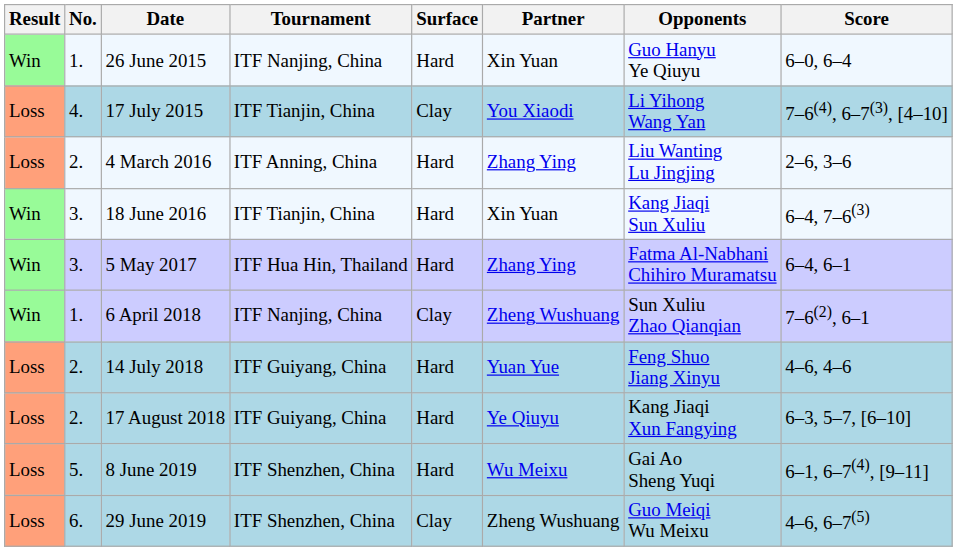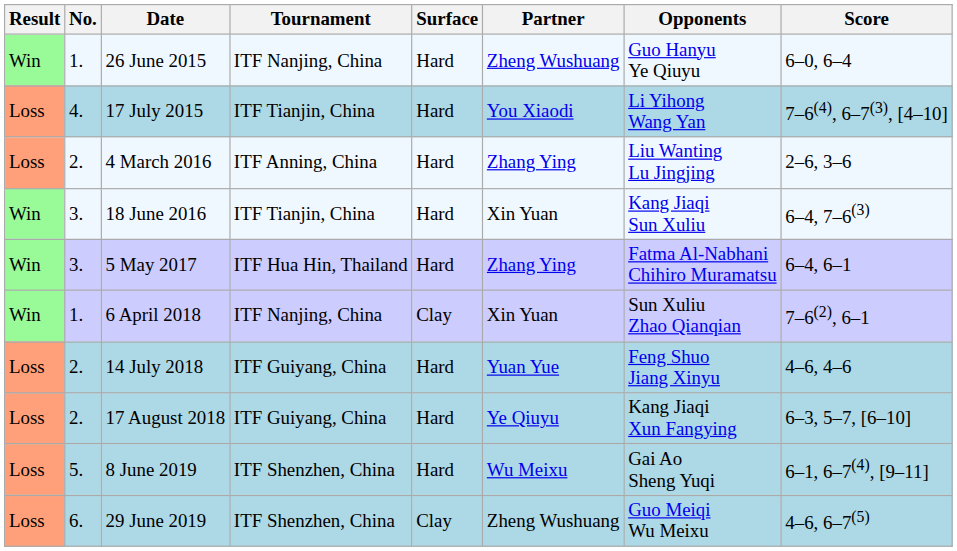(522, 60) Xin Yuan -> (553, 60) Zheng Wushuang
(434, 111) Clay -> (435, 111) Hard
(553, 315) Zheng Wushuang -> (522, 315) Xin Yuan
